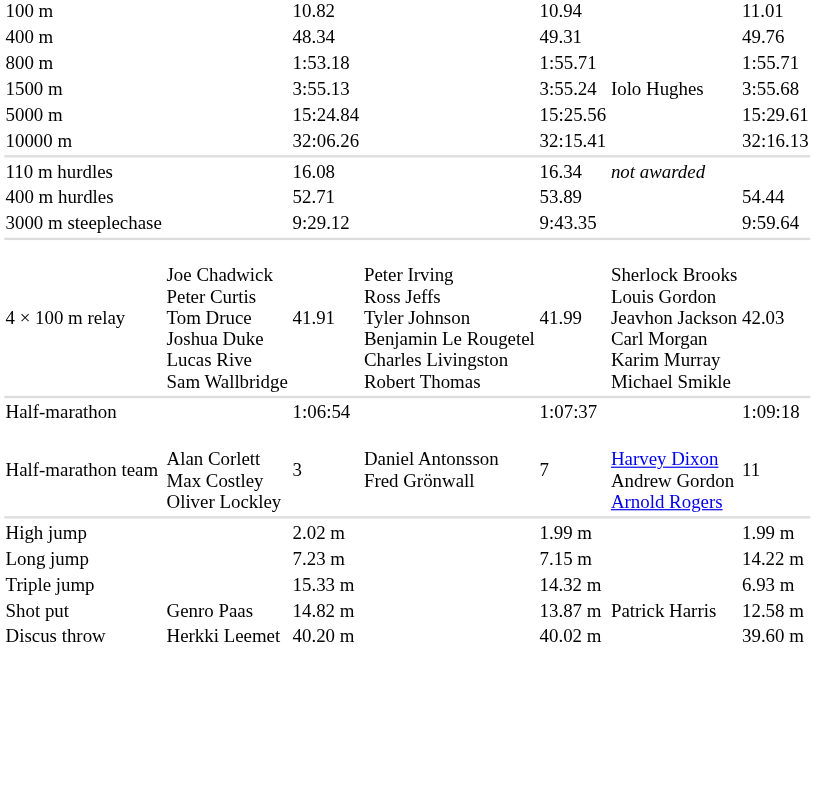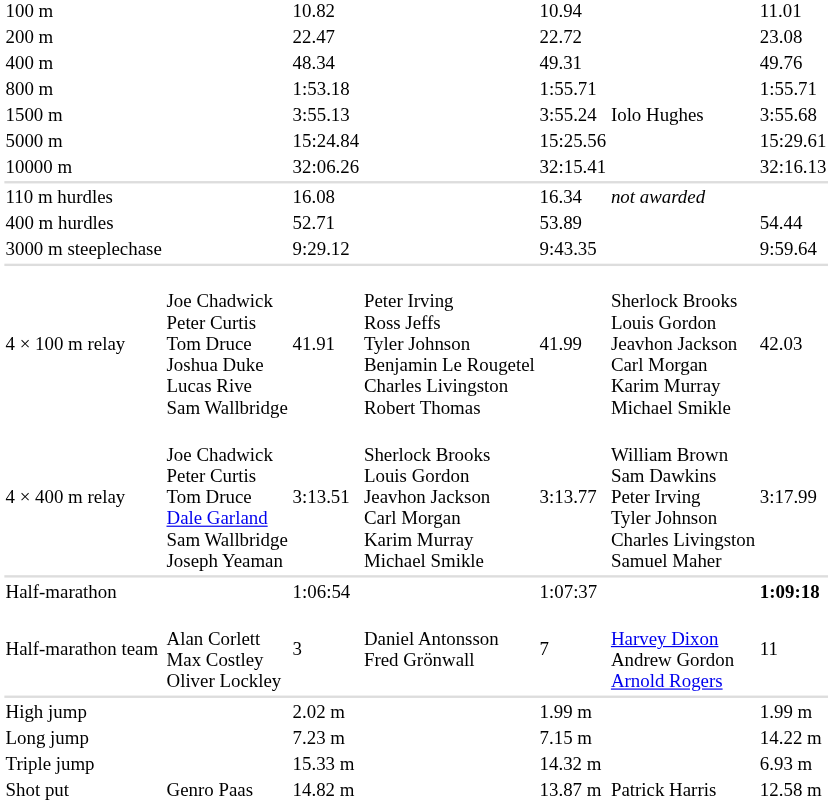+ row: (29, 37)
+ row: (65, 497)
(771, 412) normal -> (790, 591) bold
- row: (56, 636)
